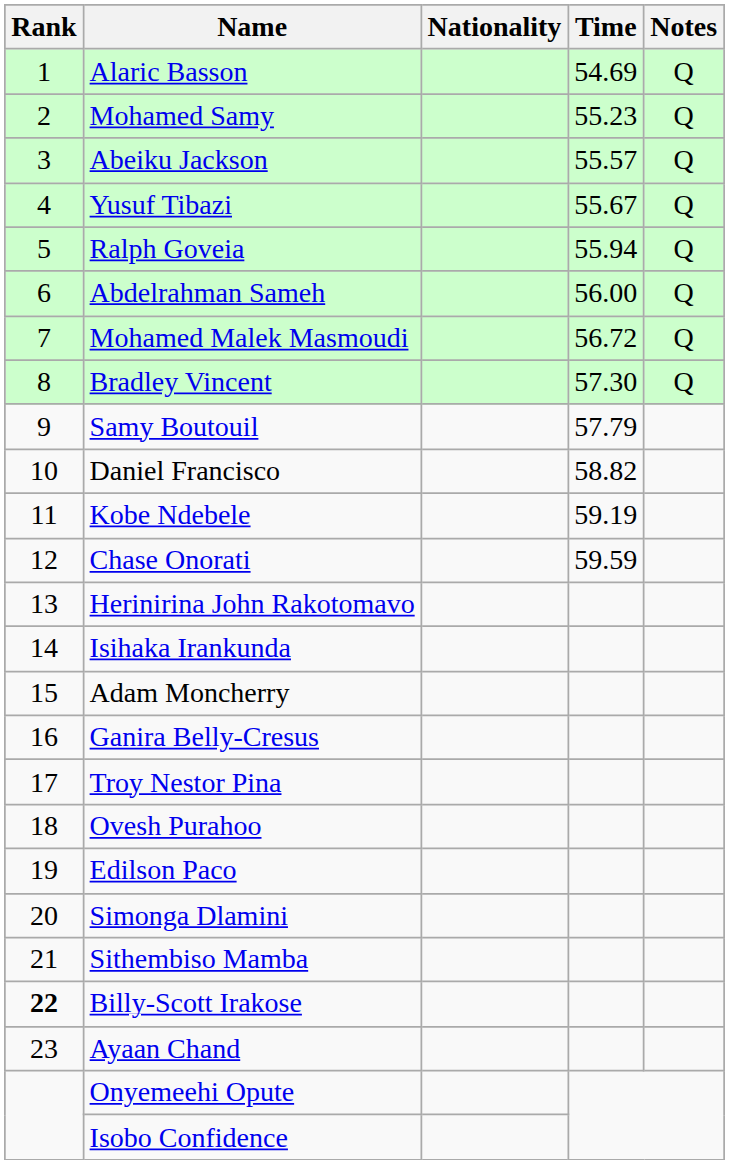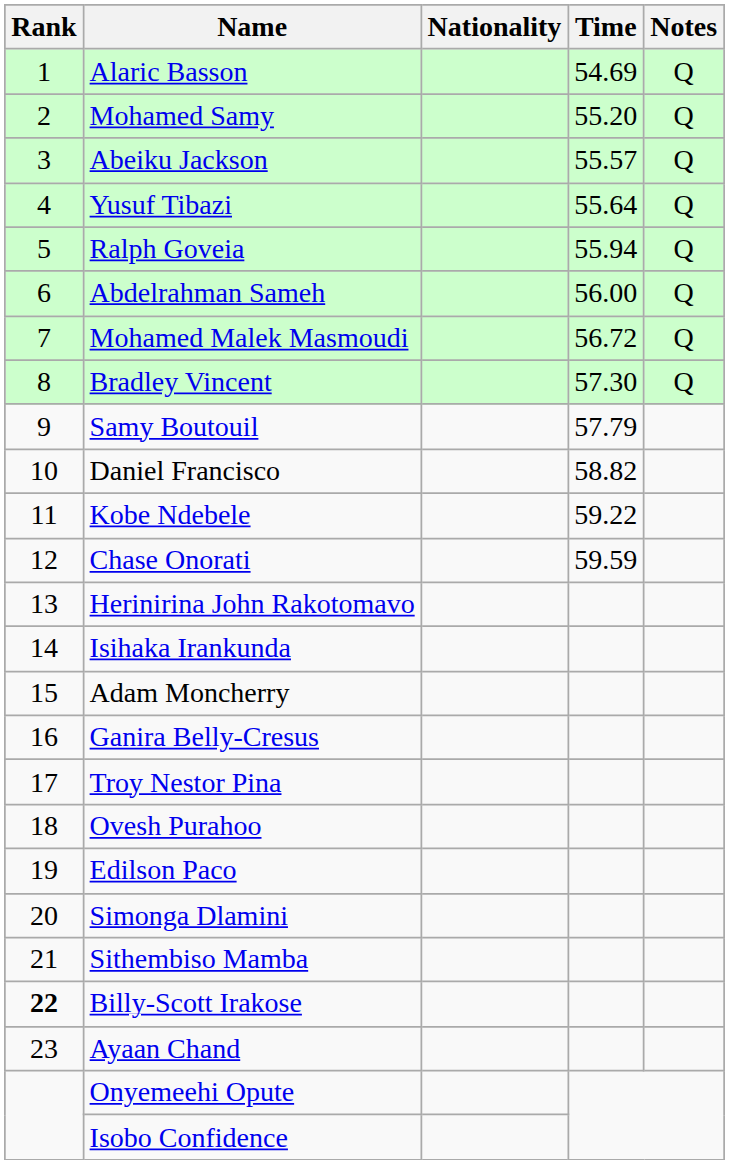(606, 115) 55.23 -> (606, 115) 55.20
(606, 204) 55.67 -> (606, 204) 55.64
(606, 515) 59.19 -> (606, 515) 59.22
